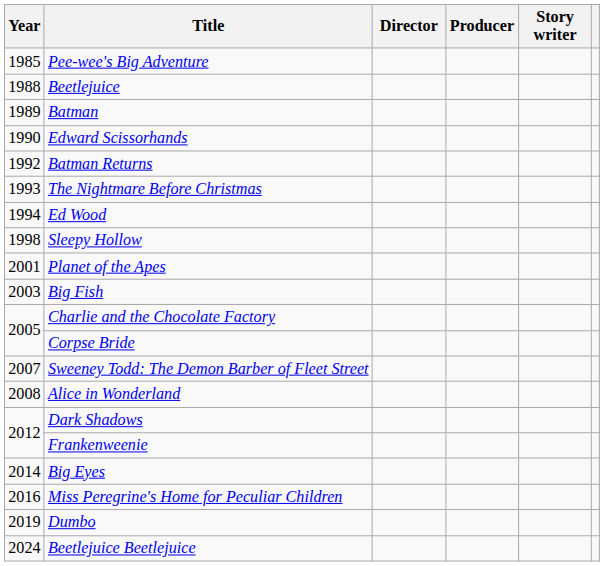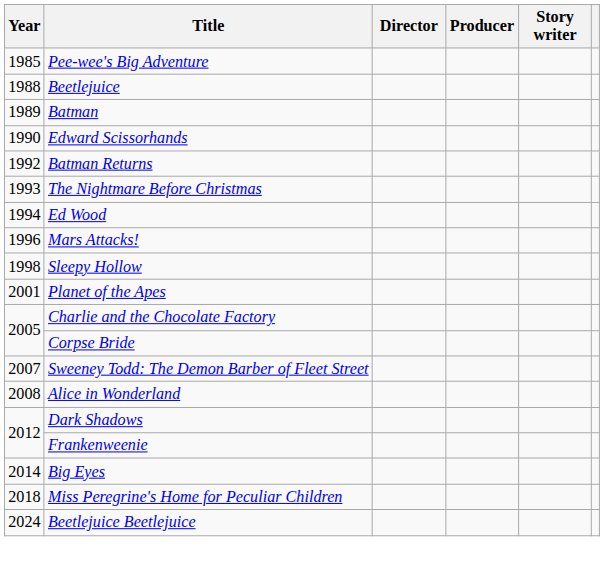+ row: (93, 240)
- row: (76, 291)
(24, 496) 2016 -> (24, 496) 2018
- row: (72, 522)
